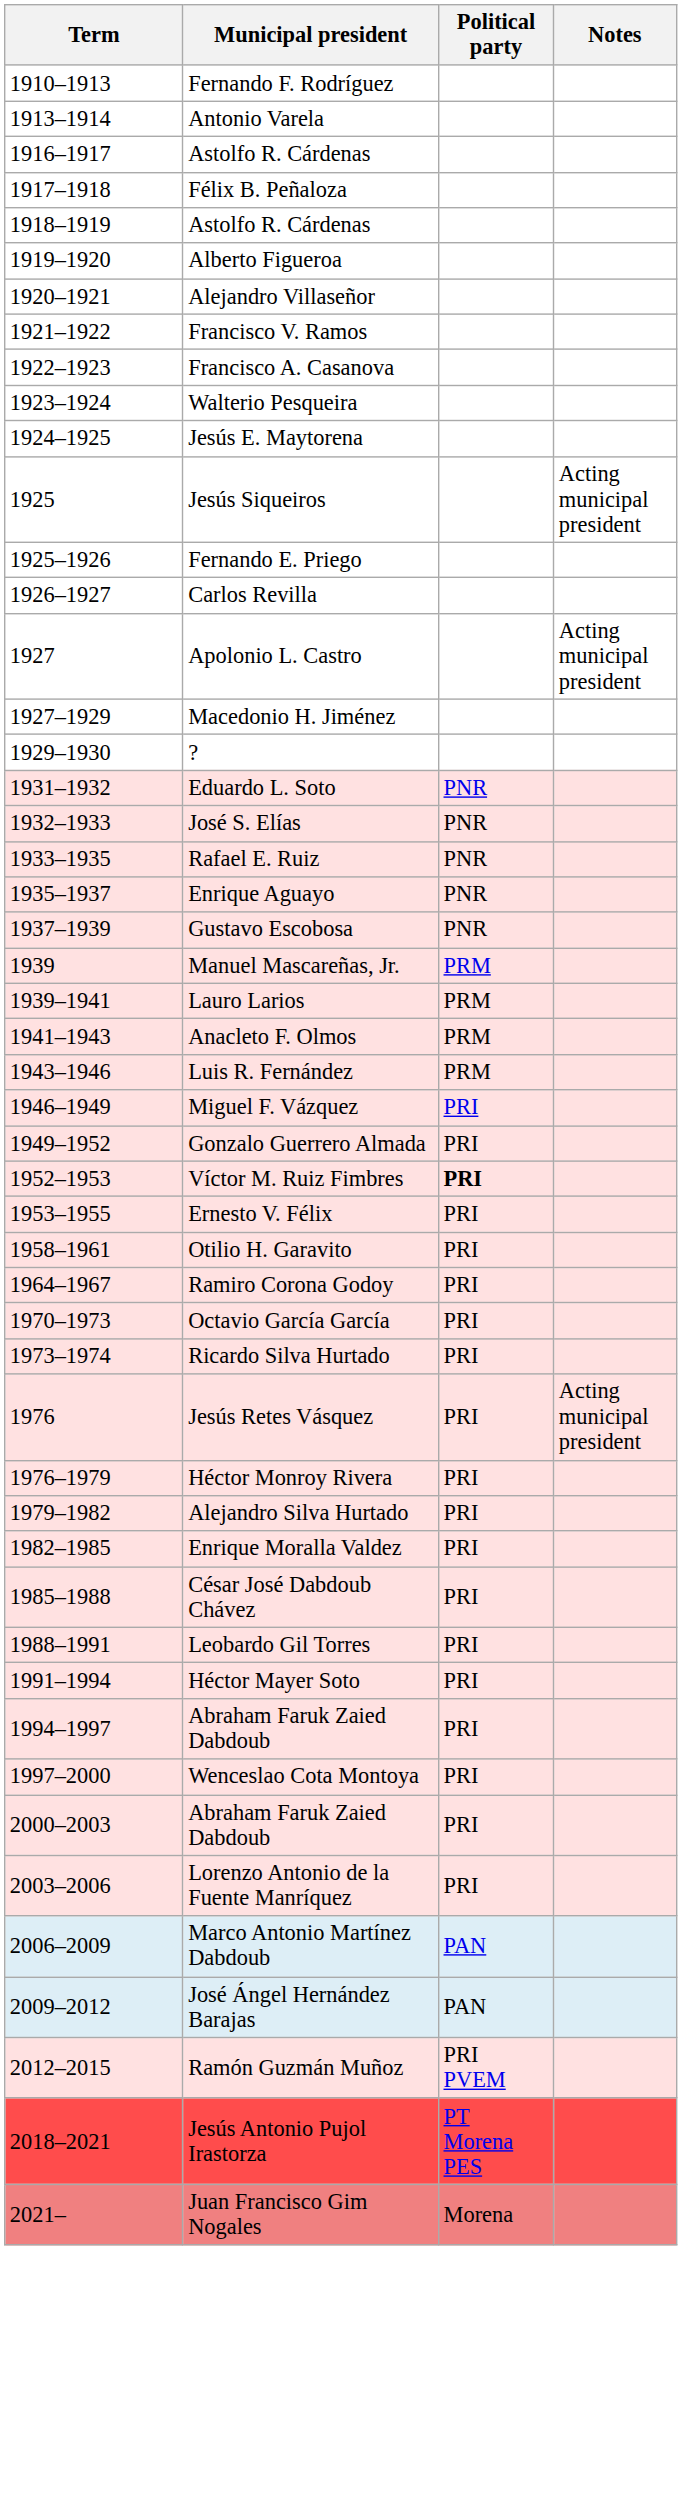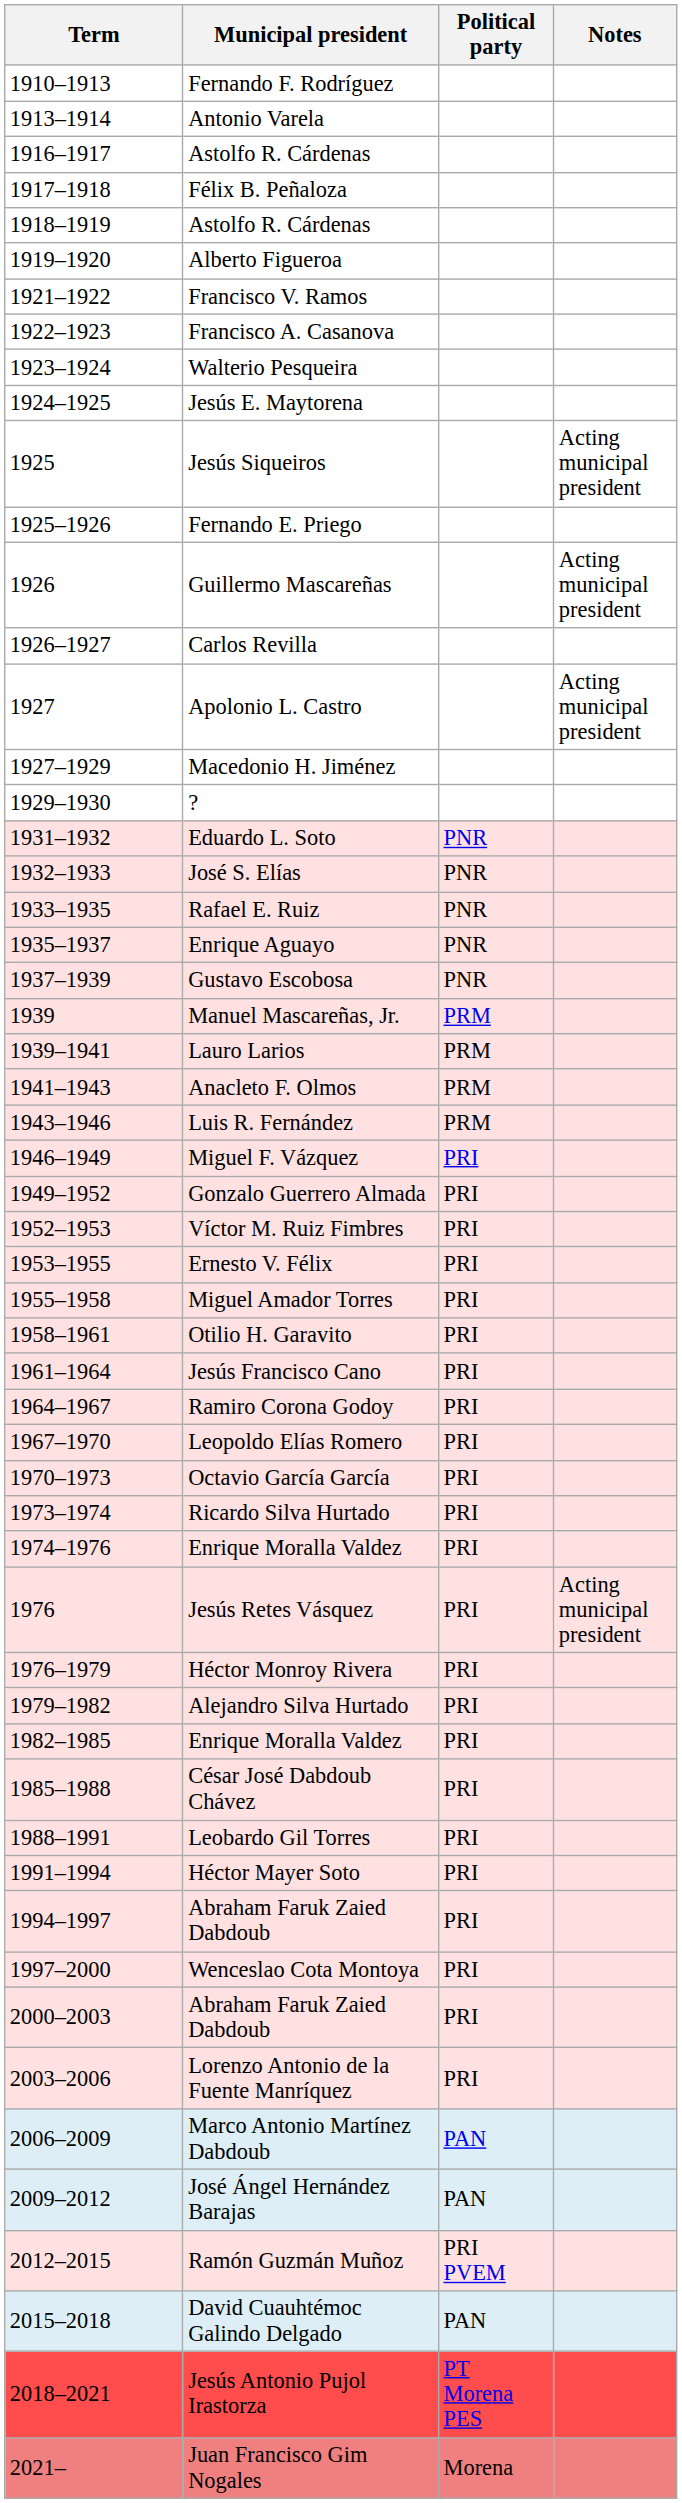- row: (60, 296)
+ row: (32, 584)
(463, 1178) bold -> (461, 1228) normal
+ row: (60, 1299)
+ row: (60, 1370)
+ row: (60, 1442)
+ row: (60, 1548)
+ row: (60, 2320)
